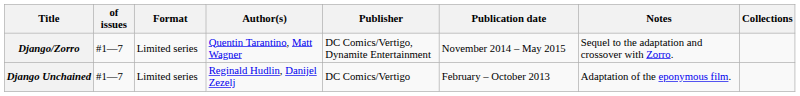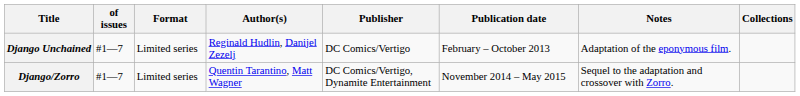rows swapped: (49, 77) <-> (49, 48)
